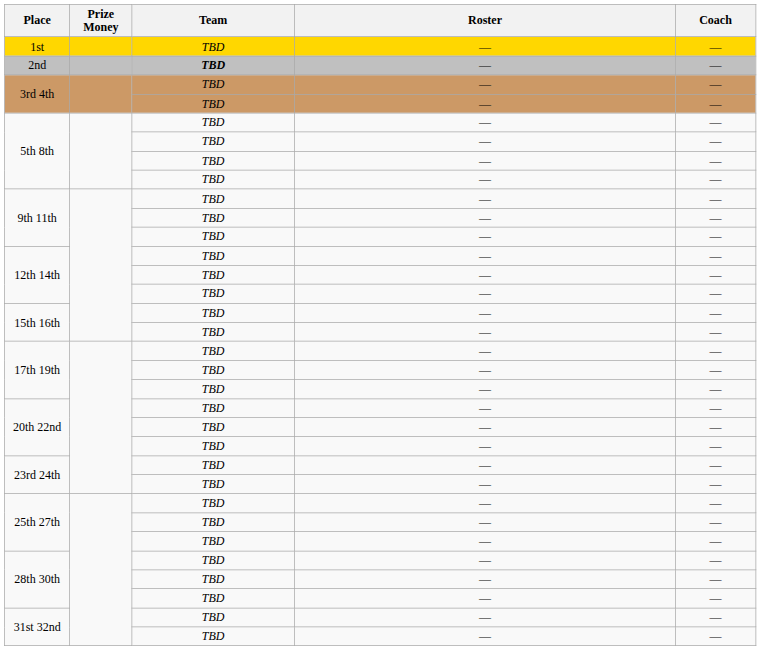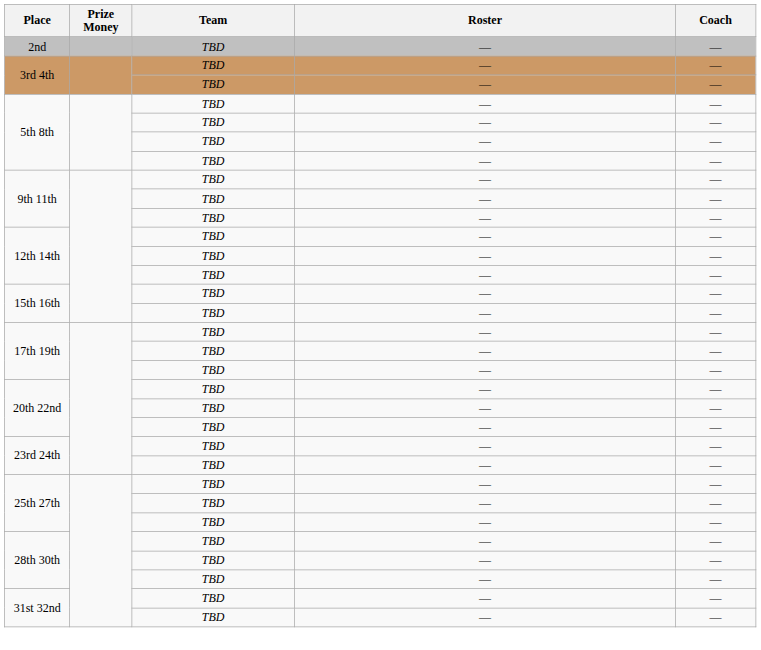- row: (37, 46)
(213, 65) bold -> (213, 46) normal
